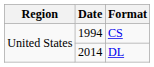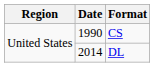(90, 33) 1994 -> (90, 33) 1990
